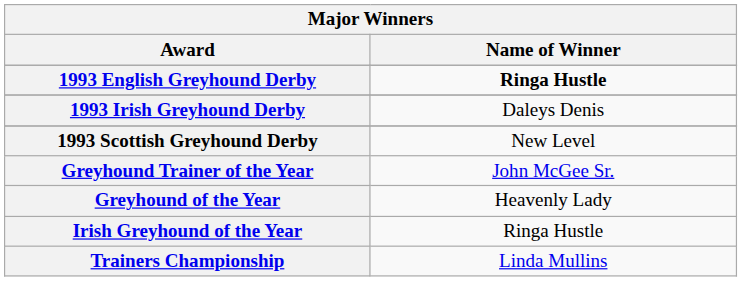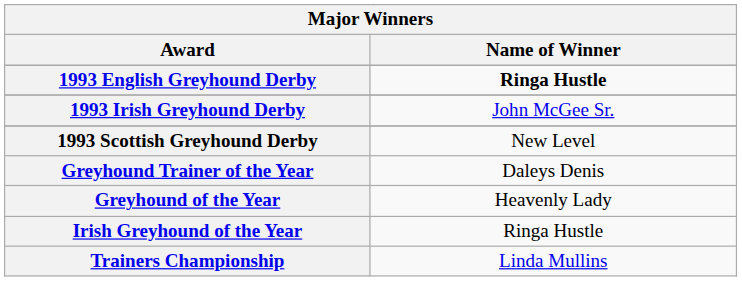(553, 110) Daleys Denis -> (553, 110) John McGee Sr.
(553, 170) John McGee Sr. -> (553, 170) Daleys Denis
